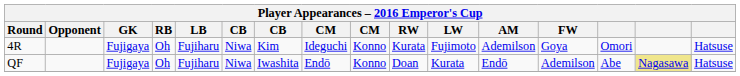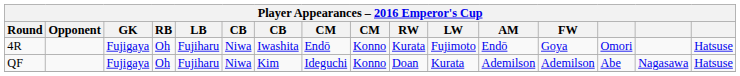(268, 46) Kim -> (278, 46) Iwashita
(326, 46) Ideguchi -> (317, 46) Endō
(508, 46) Ademilson -> (495, 46) Endō
(278, 63) Iwashita -> (268, 63) Kim
(317, 63) Endō -> (326, 63) Ideguchi
(495, 63) Endō -> (508, 63) Ademilson
(663, 63) khaki background -> (663, 63) no background
